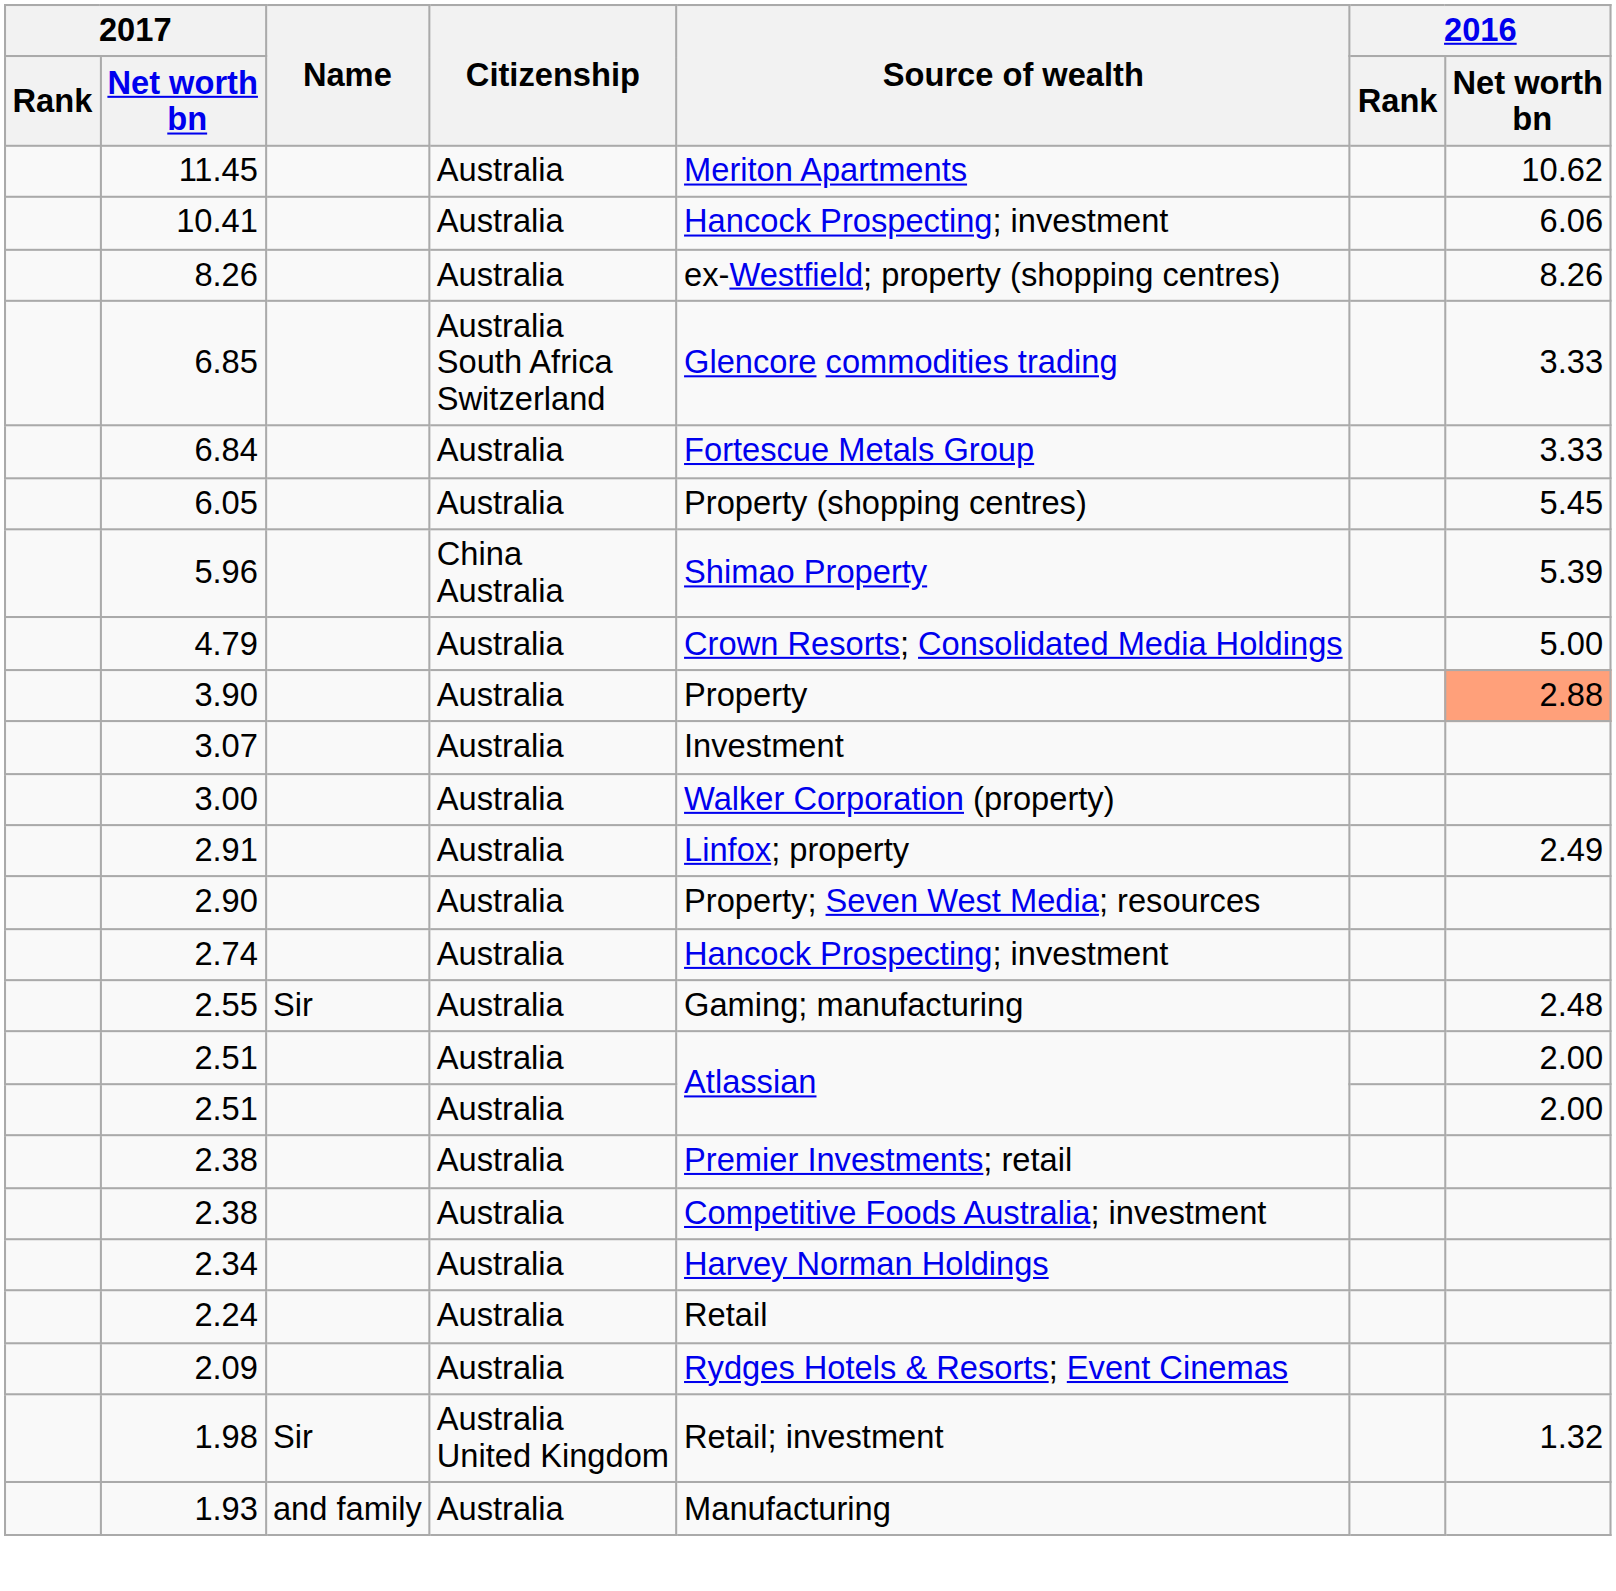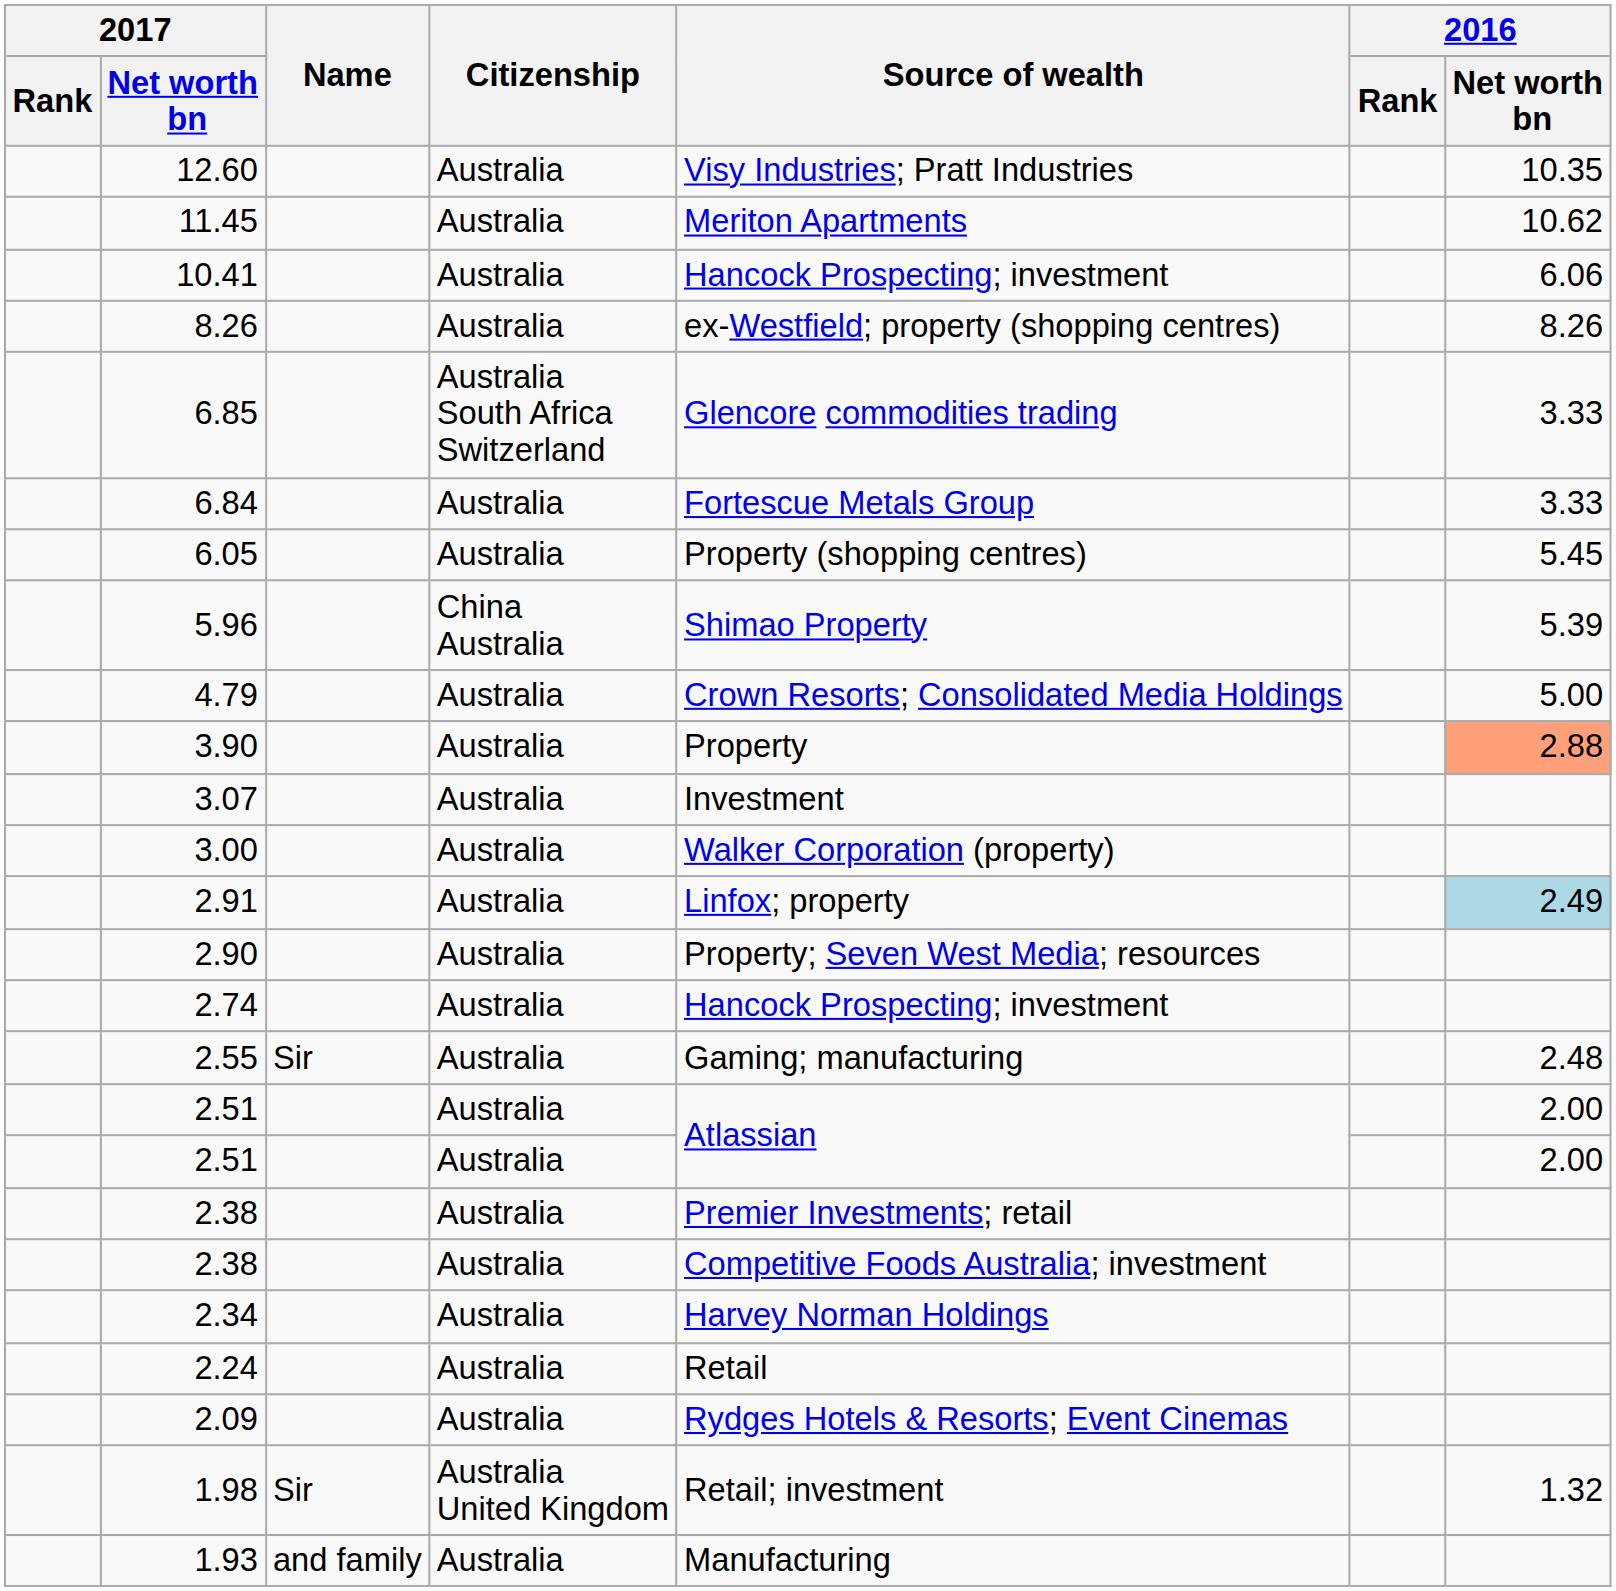+ row: (217, 170)
(1571, 850) no background -> (1571, 901) lightblue background
